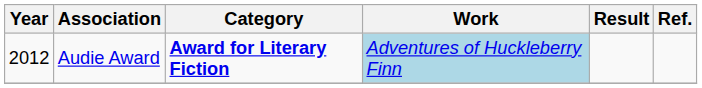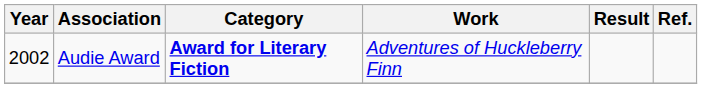(29, 58) 2012 -> (29, 58) 2002
(474, 58) lightblue background -> (474, 58) no background
